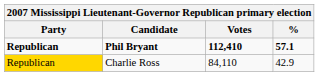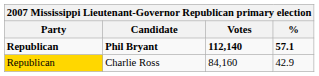(225, 46) 112,410 -> (225, 46) 112,140
(223, 63) 84,110 -> (223, 63) 84,160
